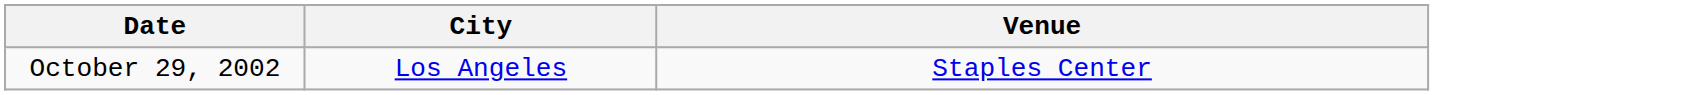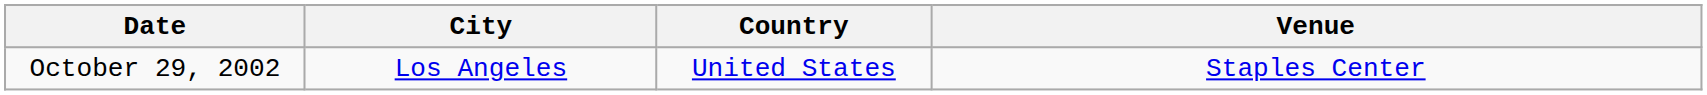+ column: (794, 26)
